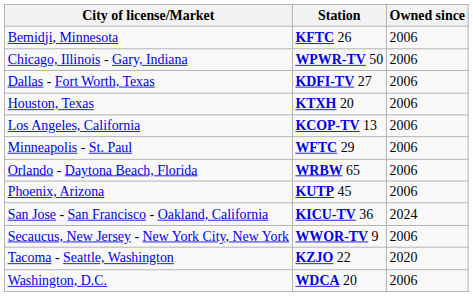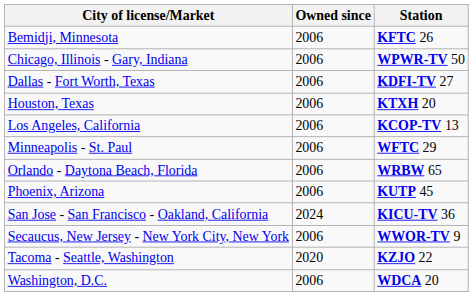columns swapped: (339, 15) <-> (427, 15)
